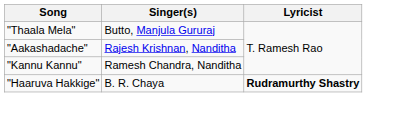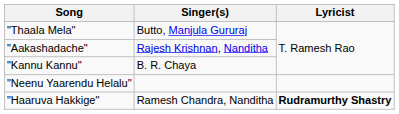(173, 65) Ramesh Chandra, Nanditha -> (166, 65) B. R. Chaya
+ row: (69, 83)
(134, 83) B. R. Chaya -> (205, 100) Ramesh Chandra, Nanditha
